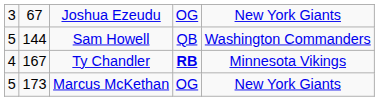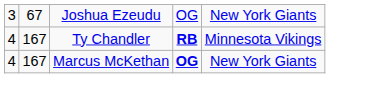- row: (111, 38)
(12, 84) 5 -> (12, 61) 4
(34, 84) 173 -> (34, 61) 167
(187, 84) normal -> (187, 61) bold
